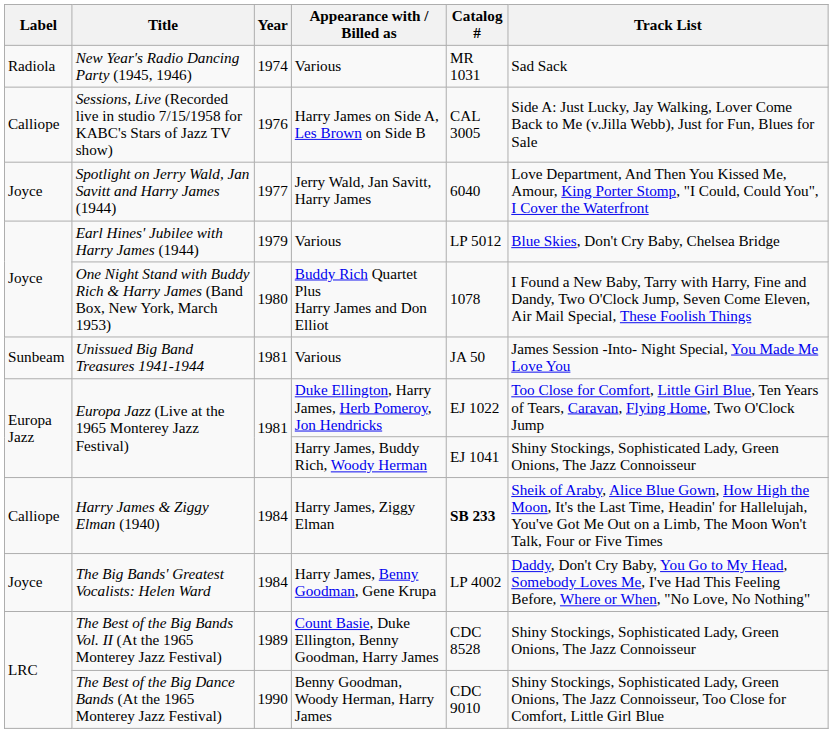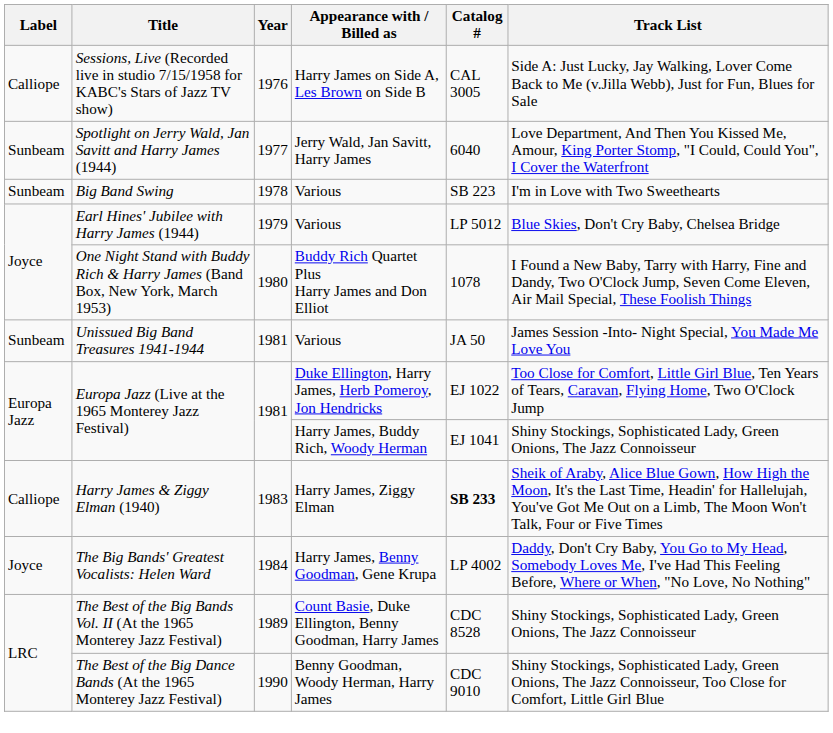- row: (157, 66)
(25, 191) Joyce -> (36, 150) Sunbeam
+ row: (125, 191)
(273, 515) 1984 -> (273, 498) 1983
